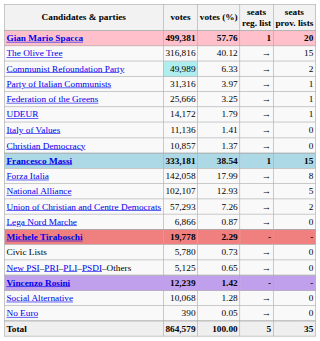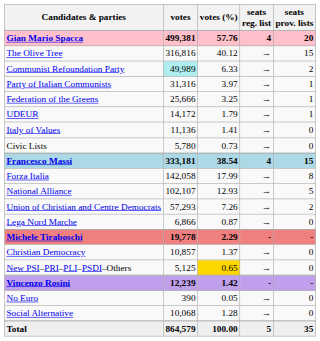(269, 38) 1 -> (269, 38) 4
rows swapped: (27, 252) <-> (46, 145)
(269, 160) 1 -> (269, 160) 4
(230, 267) no background -> (230, 267) gold background
rows swapped: (40, 298) <-> (22, 313)
